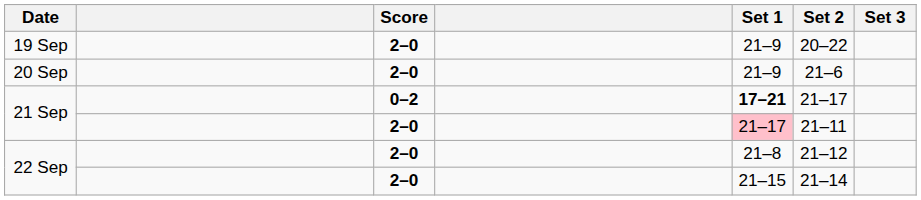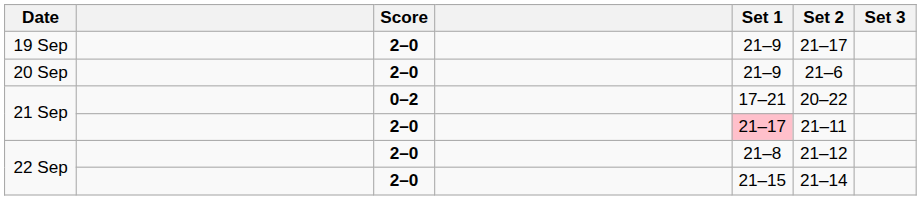(824, 45) 20–22 -> (824, 45) 21–17
(762, 99) bold -> (762, 99) normal
(824, 99) 21–17 -> (824, 99) 20–22
